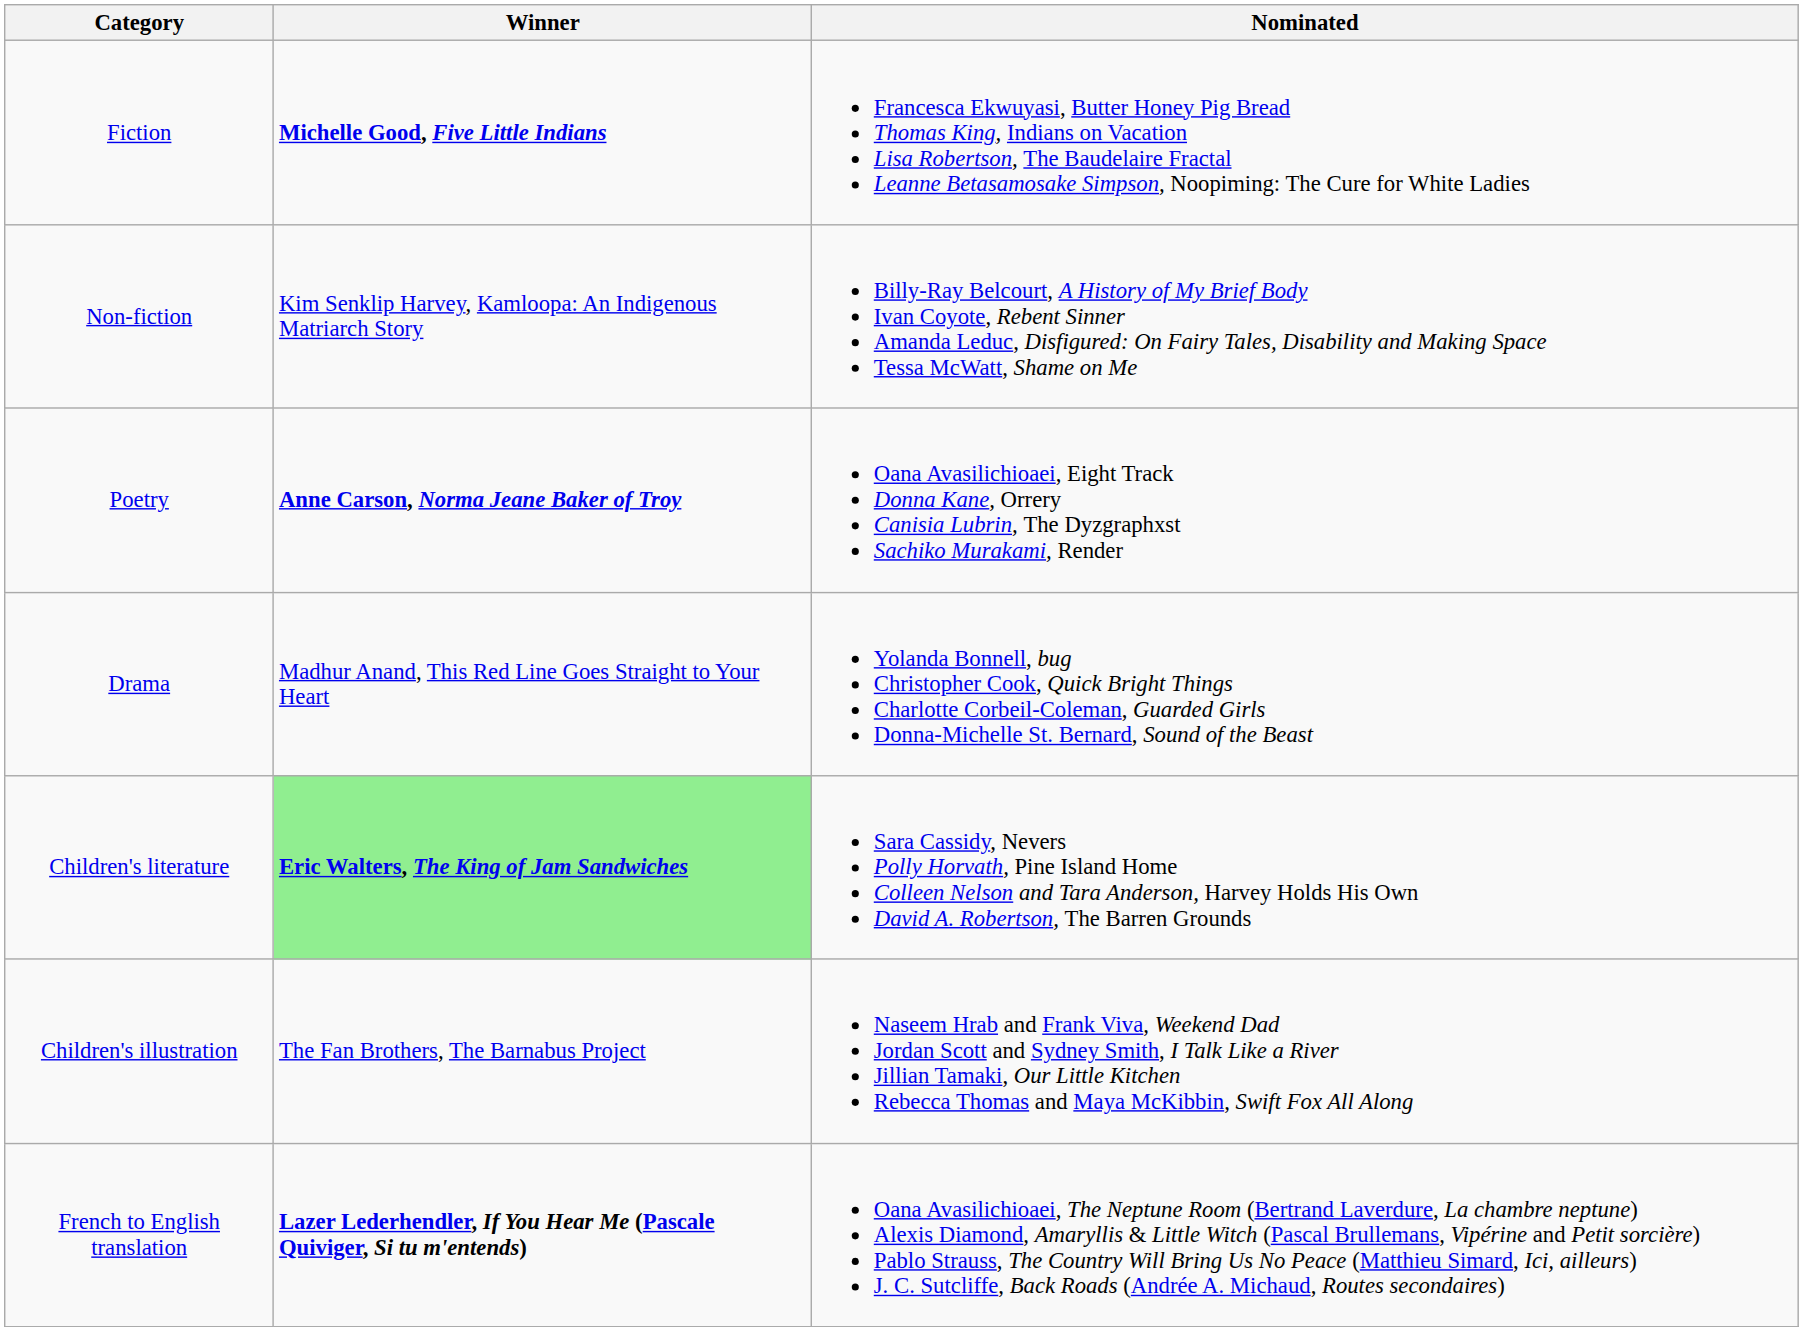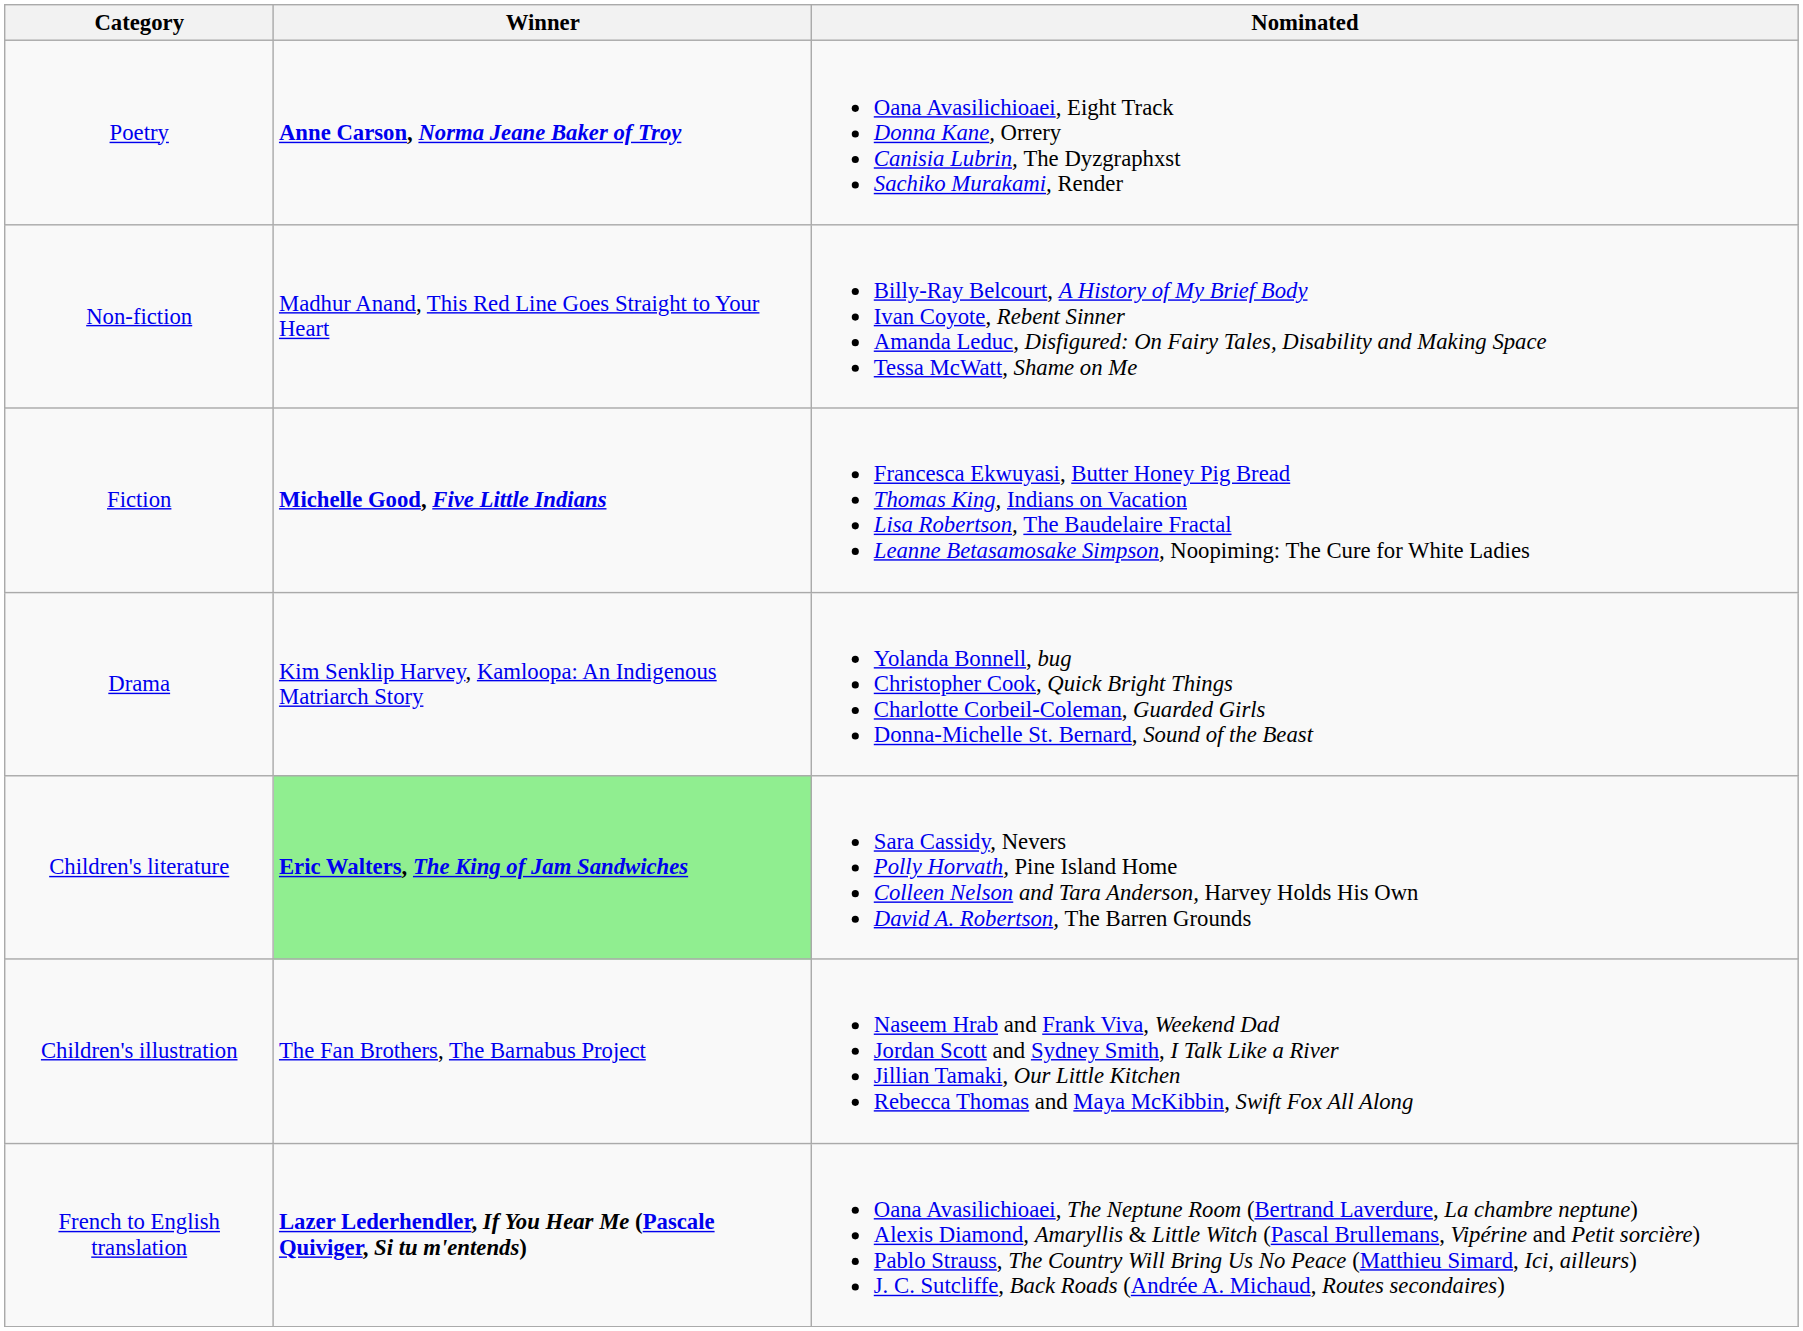rows swapped: (139, 132) <-> (139, 499)
(498, 316) Kim Senklip Harvey, Kamloopa: An Indigenous Matriarch Story -> (519, 316) Madhur Anand, This Red Line Goes Straight to Your Heart
(519, 683) Madhur Anand, This Red Line Goes Straight to Your Heart -> (498, 683) Kim Senklip Harvey, Kamloopa: An Indigenous Matriarch Story
